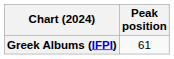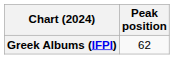(144, 44) 61 -> (144, 44) 62
